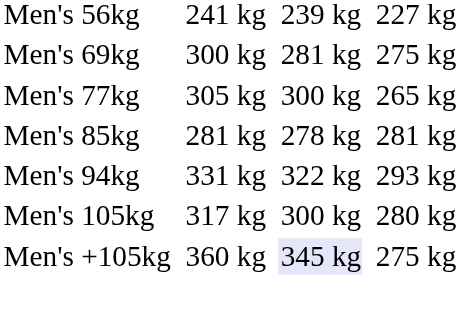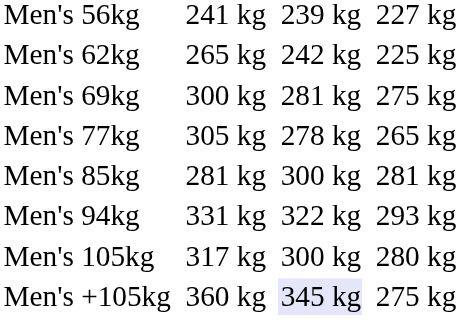+ row: (72, 54)
(321, 95) 300 kg -> (321, 135) 278 kg
(321, 135) 278 kg -> (321, 175) 300 kg
